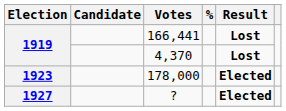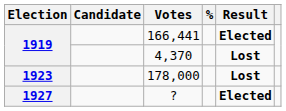(245, 35) Lost -> (245, 35) Elected
(245, 76) Elected -> (245, 76) Lost
